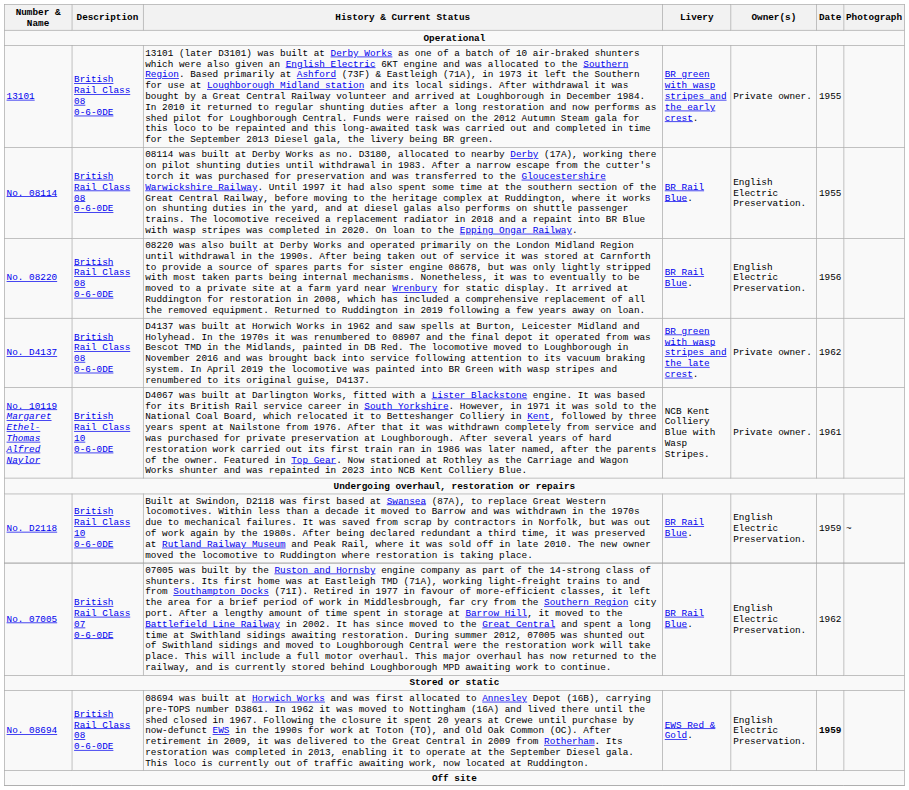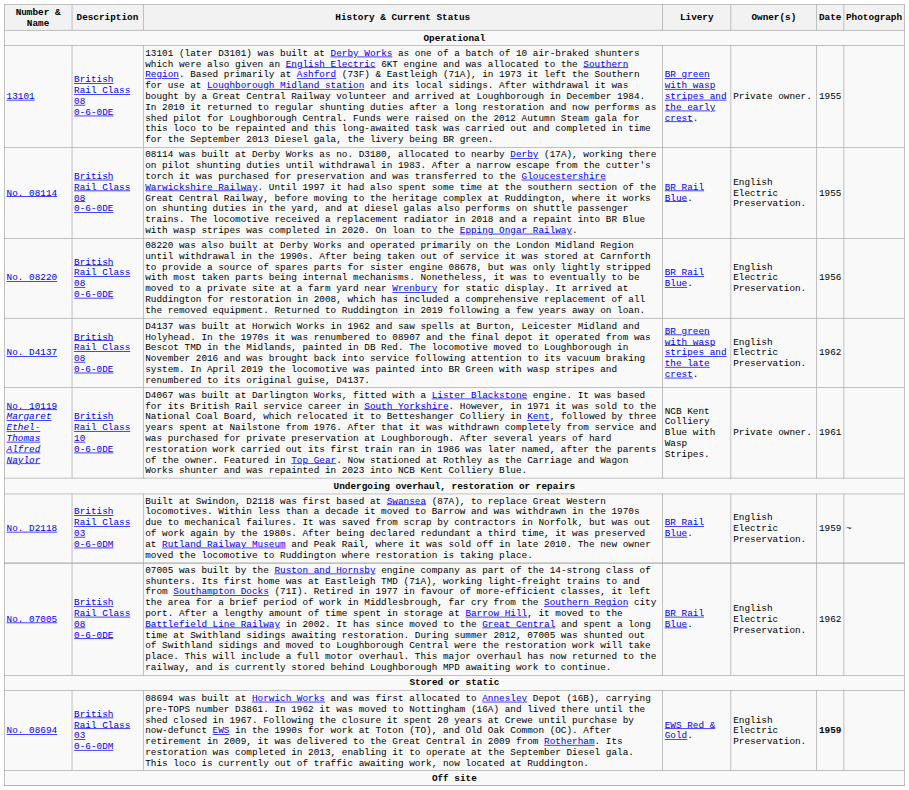(773, 353) Private owner. -> (770, 353) English Electric Preservation.
(102, 528) British Rail Class 10 0-6-0DE -> (102, 528) British Rail Class 03 0-6-0DM
(102, 619) British Rail Class 07 0-6-0DE -> (102, 619) British Rail Class 08 0-6-0DE
(102, 731) British Rail Class 08 0-6-0DE -> (102, 731) British Rail Class 03 0-6-0DM
